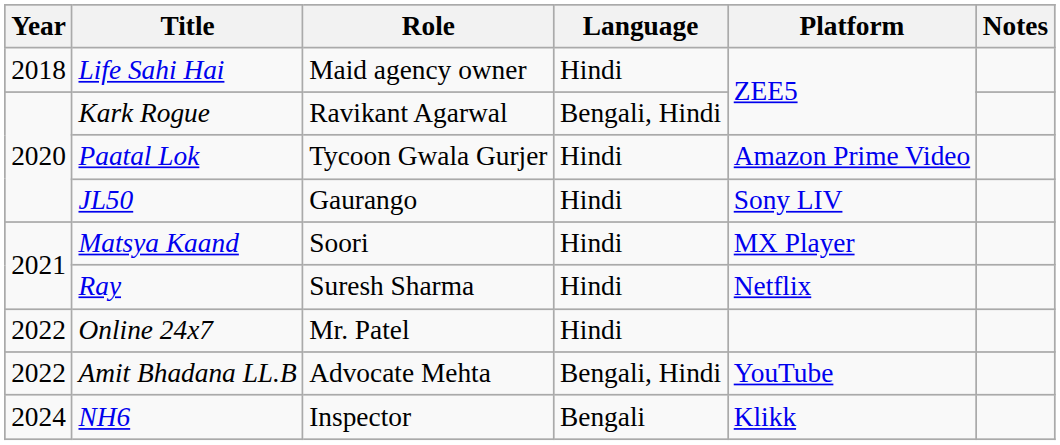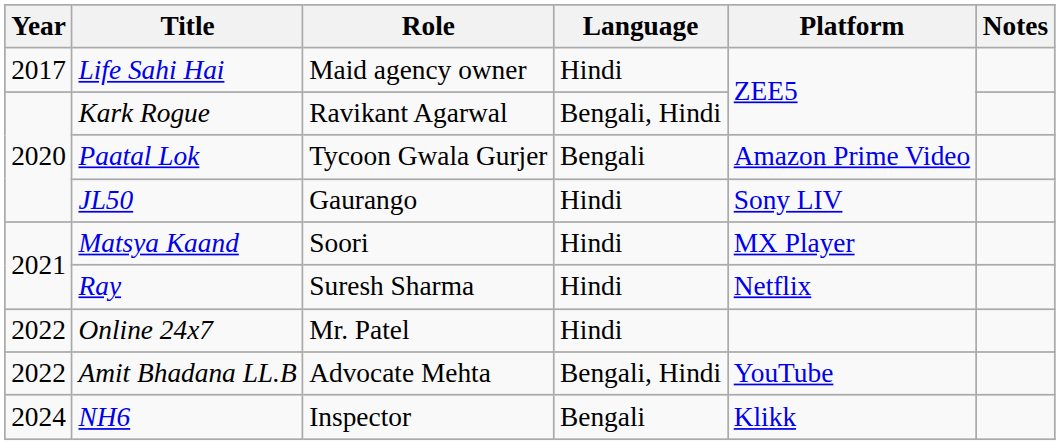(39, 69) 2018 -> (39, 69) 2017
(591, 156) Hindi -> (603, 156) Bengali
